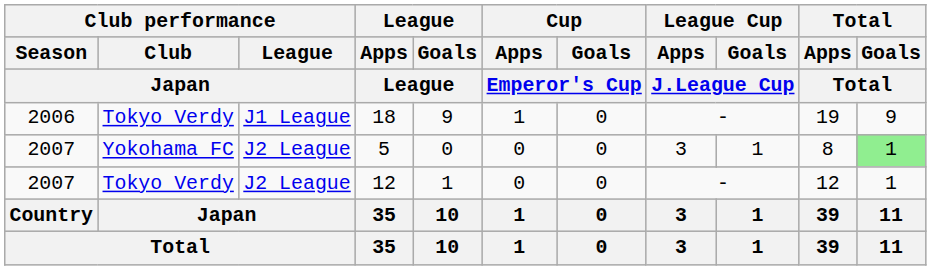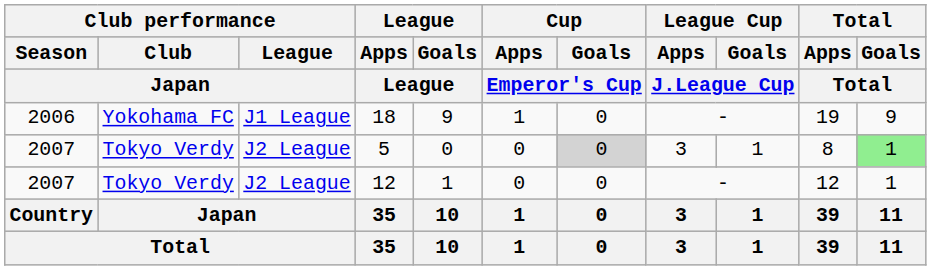(168, 118) Tokyo Verdy -> (168, 118) Yokohama FC
(168, 151) Yokohama FC -> (168, 151) Tokyo Verdy
(601, 151) no background -> (601, 151) lightgrey background
